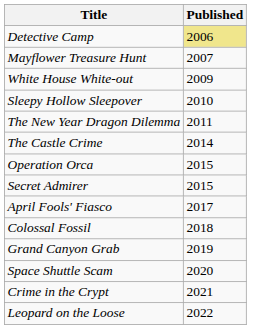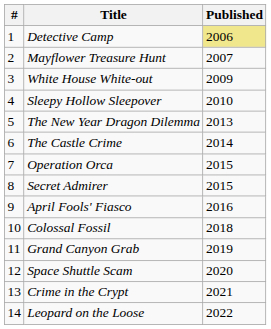+ column: (14, 15)
(200, 121) 2011 -> (220, 121) 2013
(200, 206) 2017 -> (220, 206) 2016
